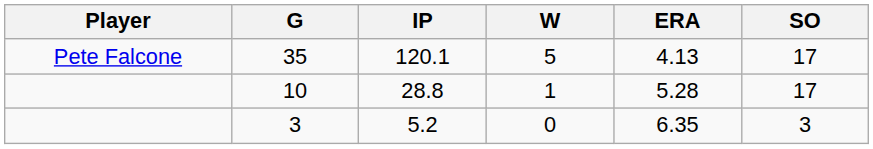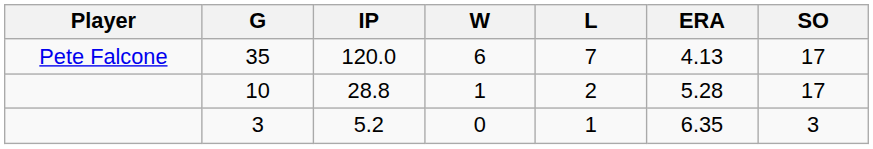+ column: (591, 21)
(423, 56) 120.1 -> (369, 56) 120.0
(550, 56) 5 -> (480, 56) 6
